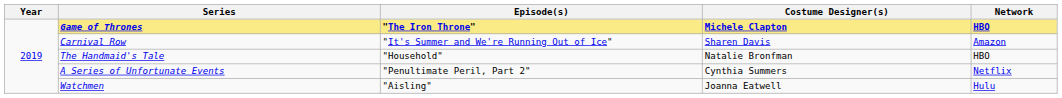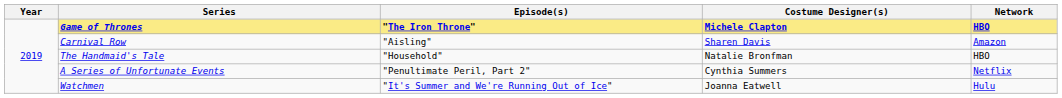(498, 41) "It's Summer and We're Running Out of Ice" -> (407, 41) "Aisling"
(407, 86) "Aisling" -> (498, 86) "It's Summer and We're Running Out of Ice"
